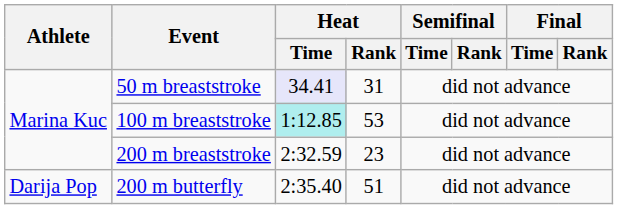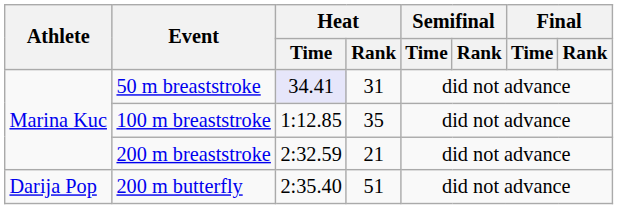(311, 120) paleturquoise background -> (311, 120) no background
(374, 120) 53 -> (374, 120) 35
(374, 153) 23 -> (374, 153) 21
